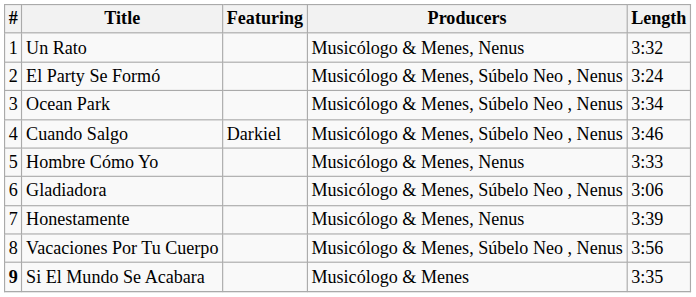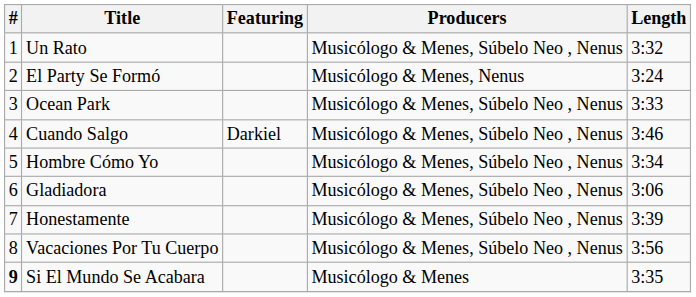(418, 47) Musicólogo & Menes, Nenus -> (467, 47) Musicólogo & Menes, Súbelo Neo , Nenus
(467, 76) Musicólogo & Menes, Súbelo Neo , Nenus -> (418, 76) Musicólogo & Menes, Nenus
(647, 104) 3:34 -> (647, 104) 3:33
(418, 162) Musicólogo & Menes, Nenus -> (467, 162) Musicólogo & Menes, Súbelo Neo , Nenus
(647, 162) 3:33 -> (647, 162) 3:34
(418, 219) Musicólogo & Menes, Nenus -> (467, 219) Musicólogo & Menes, Súbelo Neo , Nenus
